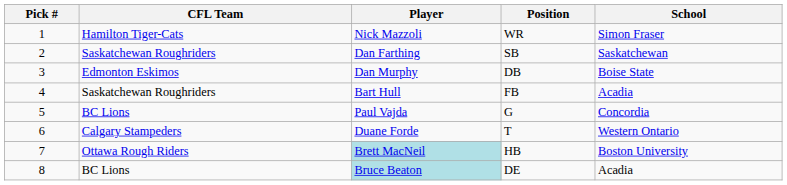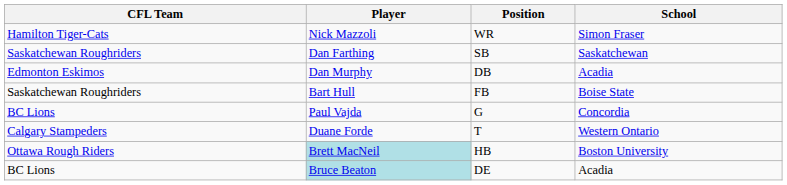- column: (42, 14)
(626, 72) Boise State -> (596, 72) Acadia
(615, 92) Acadia -> (606, 92) Boise State
